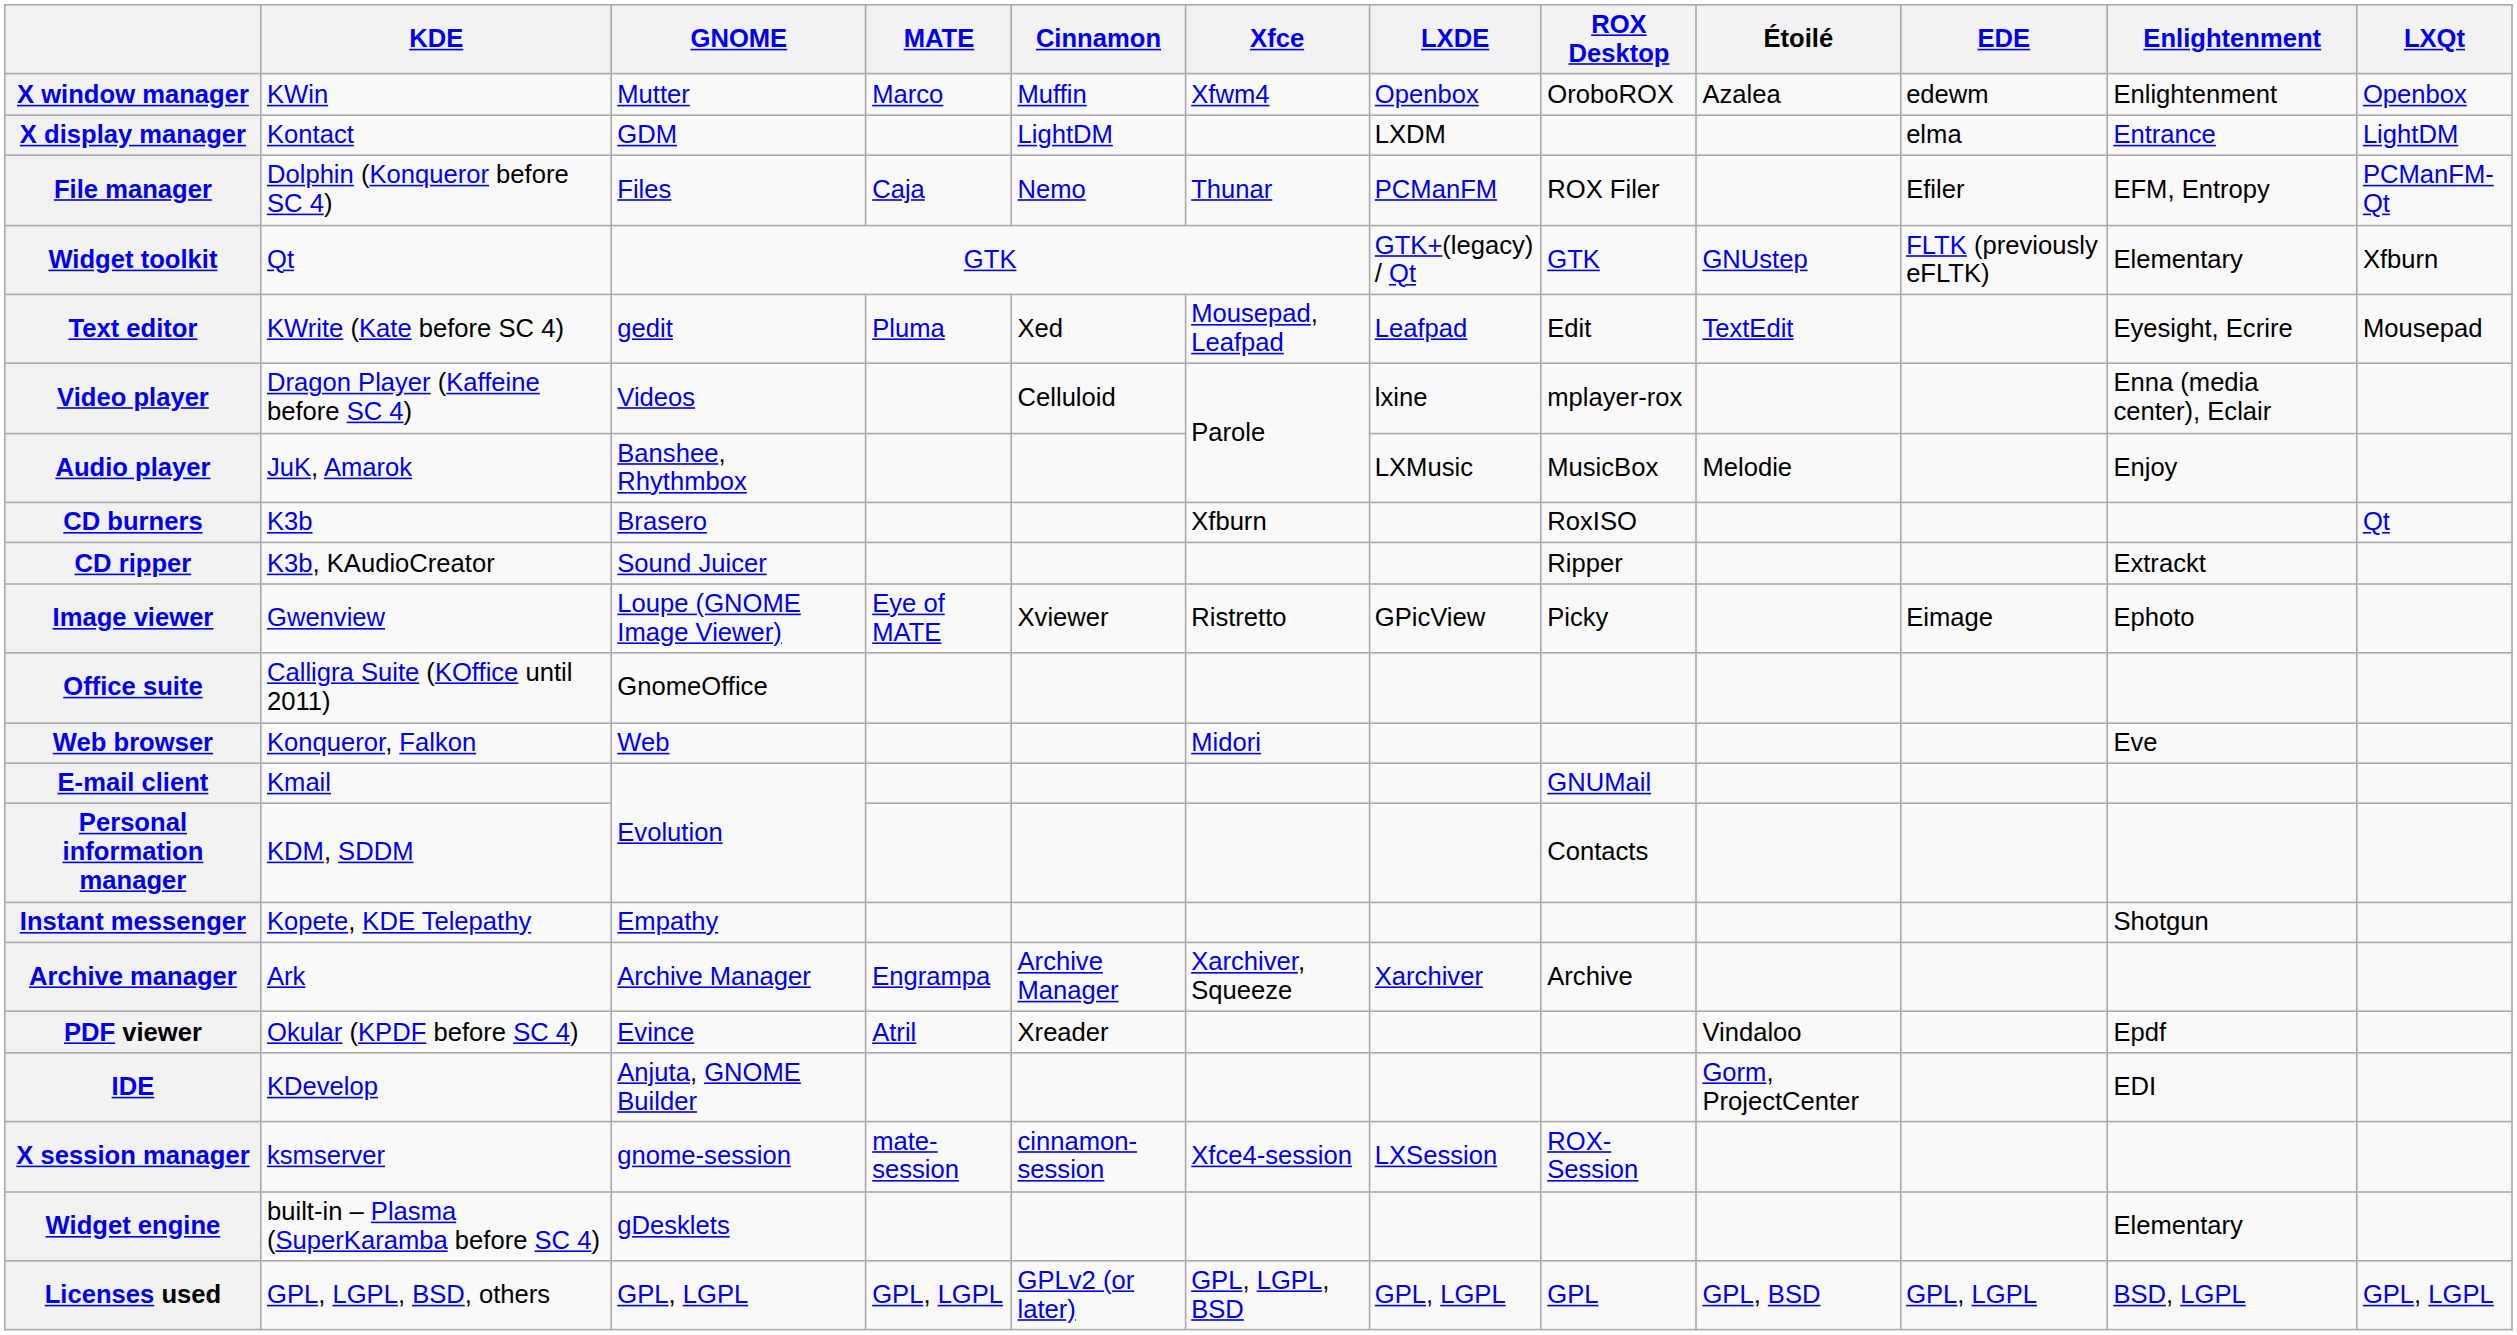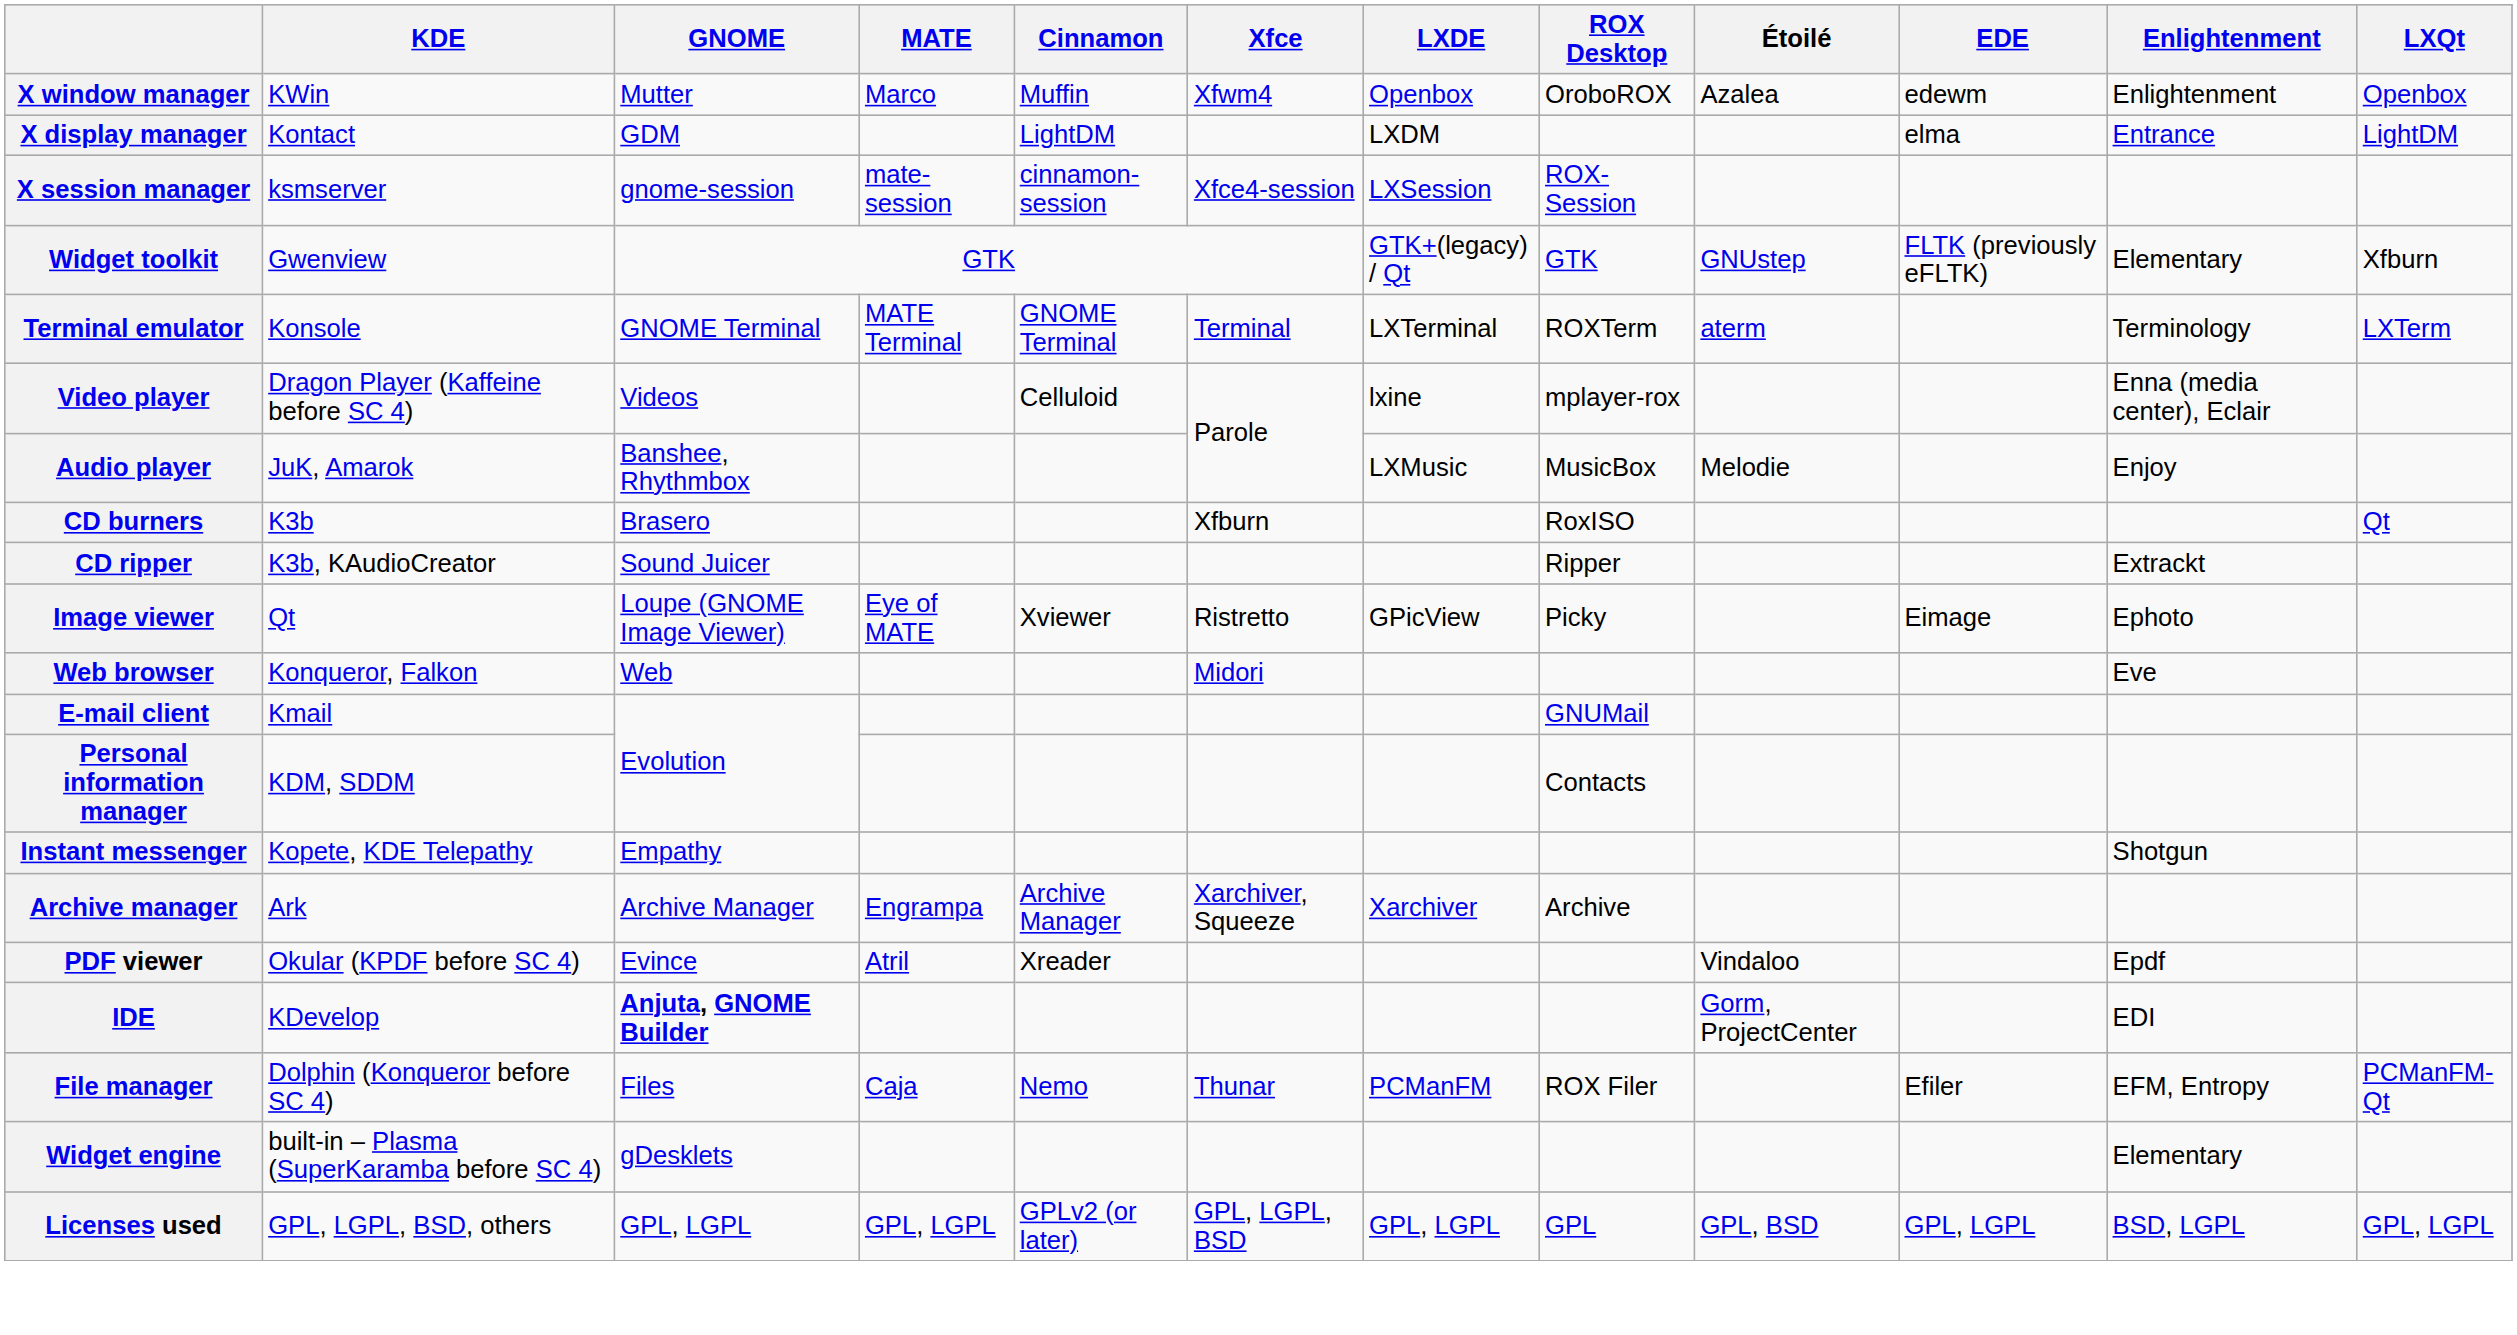rows swapped: (133, 189) <-> (133, 1156)
(280, 259) Qt -> (327, 259) Gwenview
+ row: (134, 328)
- row: (133, 328)
(326, 618) Gwenview -> (282, 618) Qt
- row: (133, 687)
(709, 1086) normal -> (716, 1017) bold
